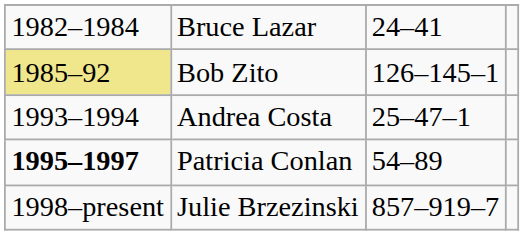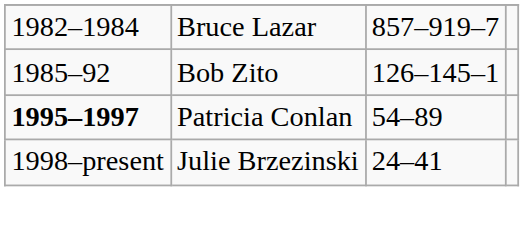(407, 26) 24–41 -> (435, 26) 857–919–7
(61, 71) khaki background -> (61, 71) no background
- row: (255, 116)
(435, 206) 857–919–7 -> (407, 161) 24–41
